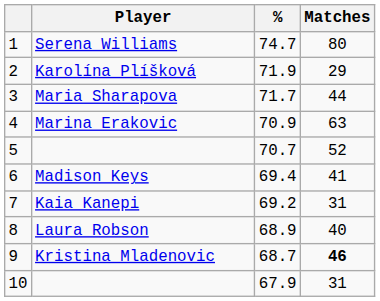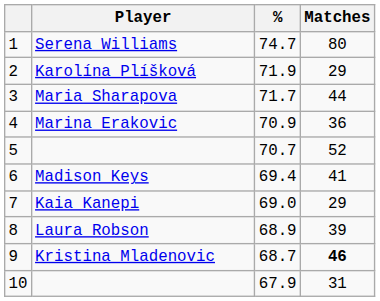(337, 124) 63 -> (337, 124) 36
(278, 203) 69.2 -> (278, 203) 69.0
(337, 203) 31 -> (337, 203) 29
(337, 230) 40 -> (337, 230) 39
